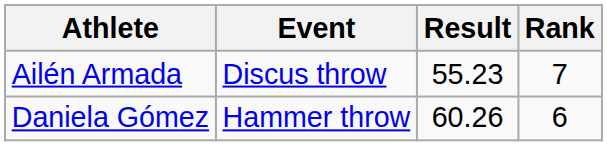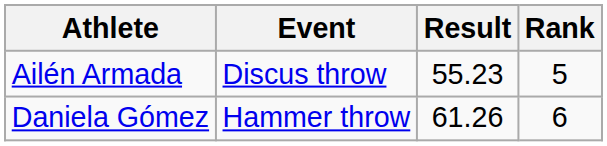(560, 73) 7 -> (560, 73) 5
(467, 119) 60.26 -> (467, 119) 61.26
